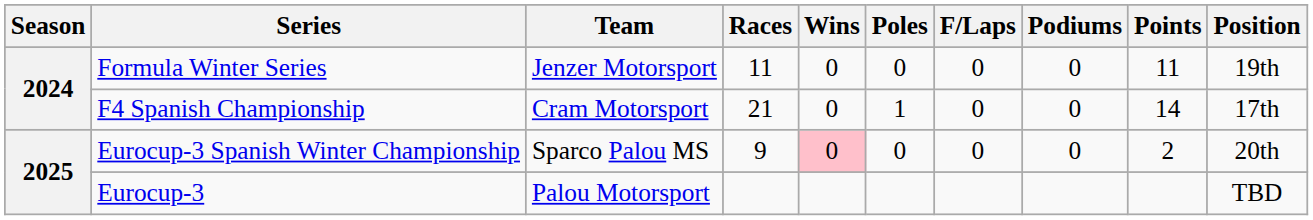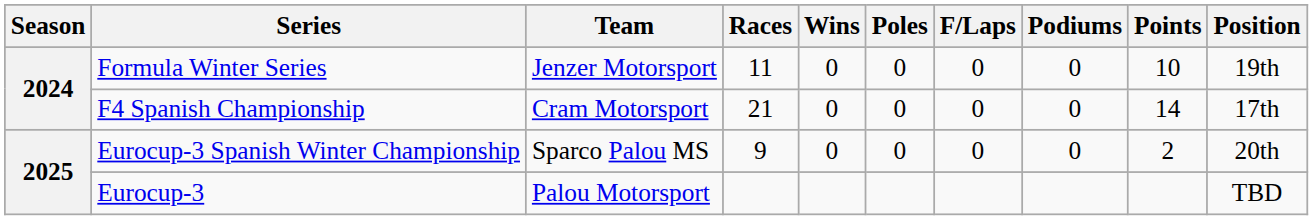(1168, 67) 11 -> (1168, 67) 10
(900, 109) 1 -> (900, 109) 0
(832, 151) pink background -> (832, 151) no background
